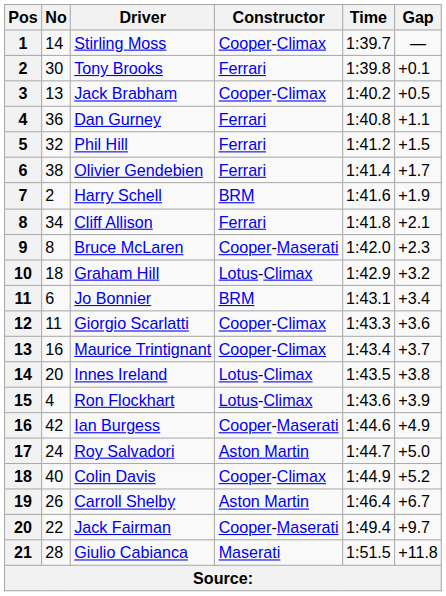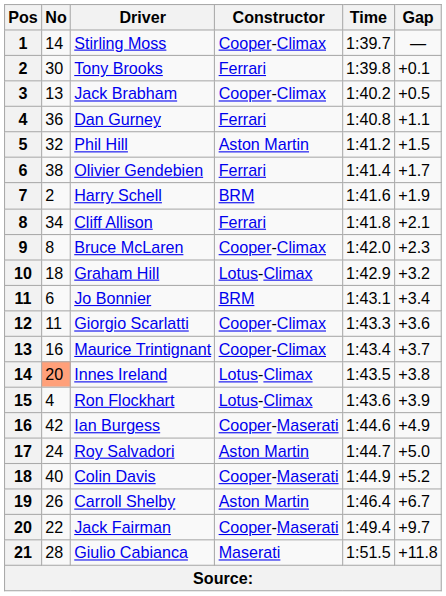(242, 145) Ferrari -> (264, 145) Aston Martin
(279, 247) Cooper-Maserati -> (272, 247) Cooper-Climax
(54, 375) no background -> (54, 375) lightsalmon background
(272, 477) Cooper-Climax -> (279, 477) Cooper-Maserati
